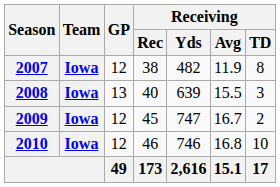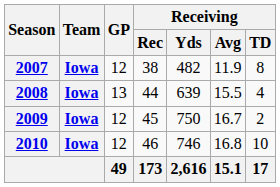(150, 93) 40 -> (150, 93) 44
(260, 93) 3 -> (260, 93) 4
(188, 118) 747 -> (188, 118) 750
